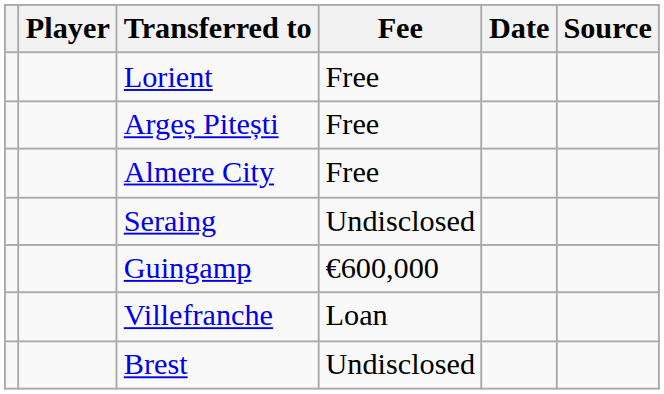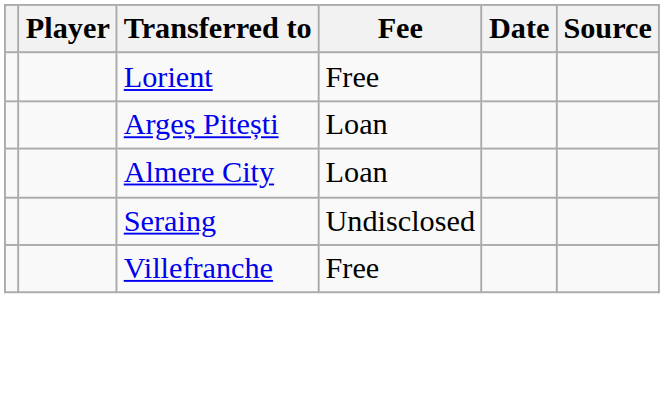(352, 124) Free -> (357, 124) Loan
(352, 172) Free -> (357, 172) Loan
- row: (188, 268)
(357, 316) Loan -> (352, 268) Free
- row: (156, 364)
